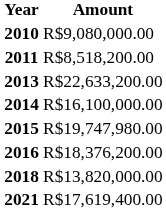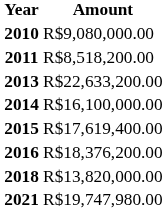(103, 128) R$19,747,980.00 -> (103, 128) R$17,619,400.00
(103, 200) R$17,619,400.00 -> (103, 200) R$19,747,980.00
